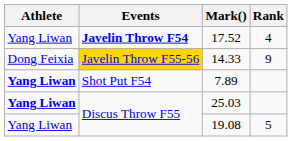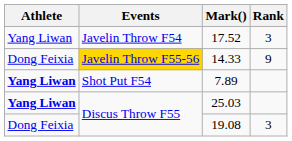(135, 37) bold -> (132, 37) normal
(268, 37) 4 -> (268, 37) 3
(40, 125) Yang Liwan -> (40, 125) Dong Feixia
(268, 125) 5 -> (268, 125) 3
